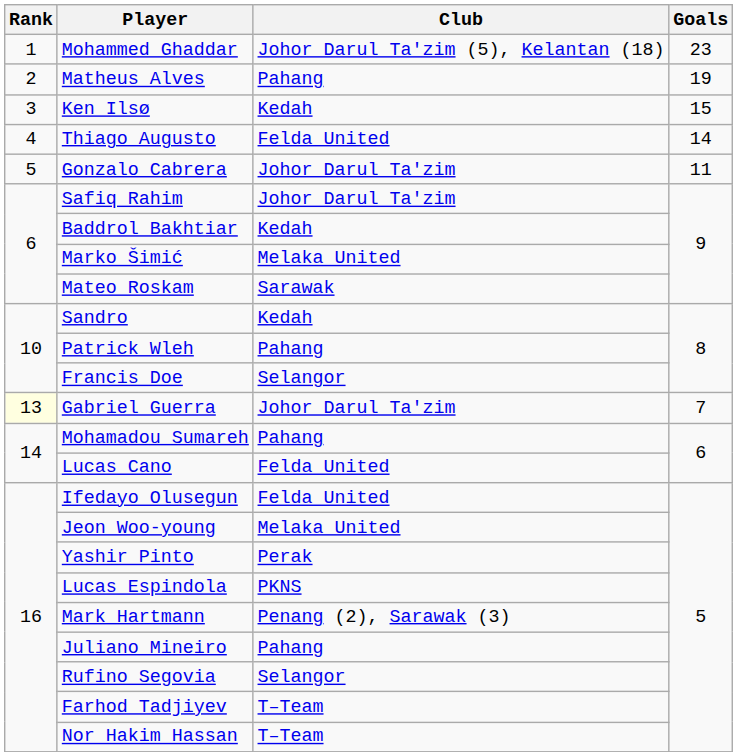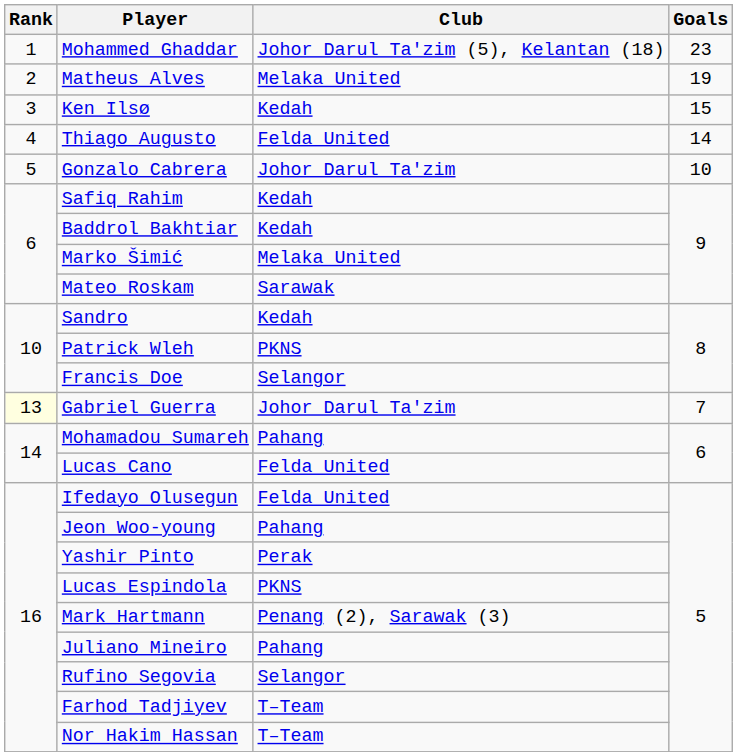(291, 79) Pahang -> (329, 79) Melaka United
(701, 169) 11 -> (701, 169) 10
(357, 199) Johor Darul Ta'zim -> (285, 199) Kedah
(291, 348) Pahang -> (280, 348) PKNS
(329, 528) Melaka United -> (291, 528) Pahang
